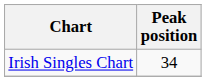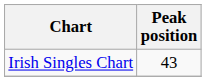(169, 62) 34 -> (169, 62) 43
